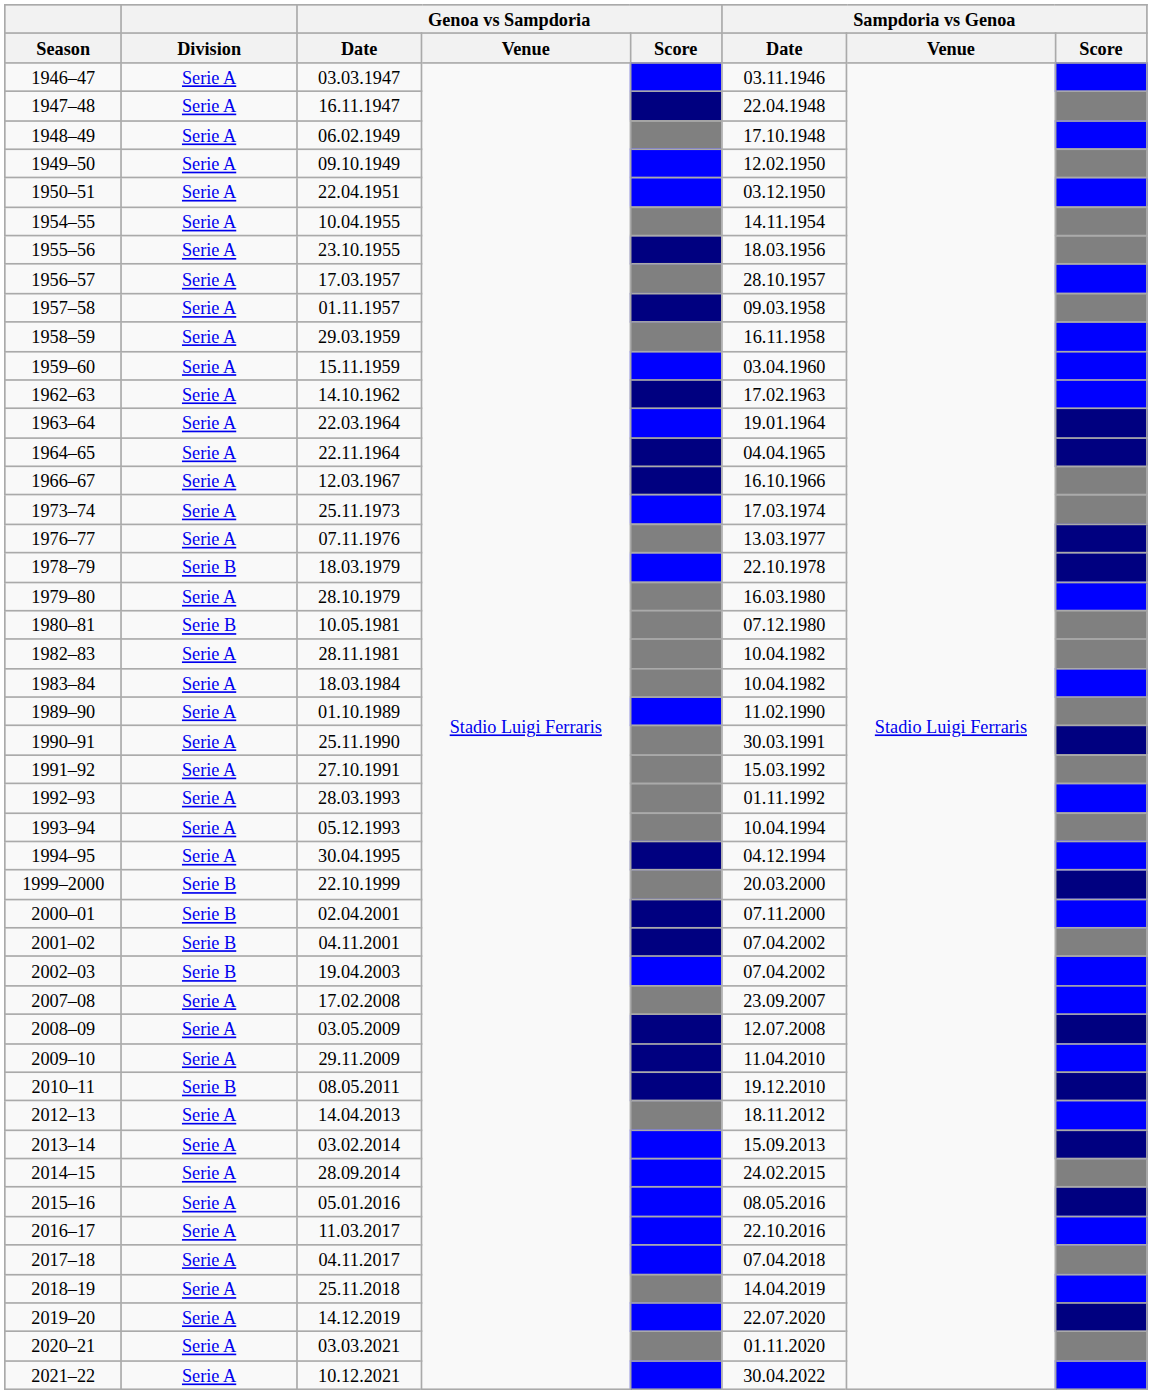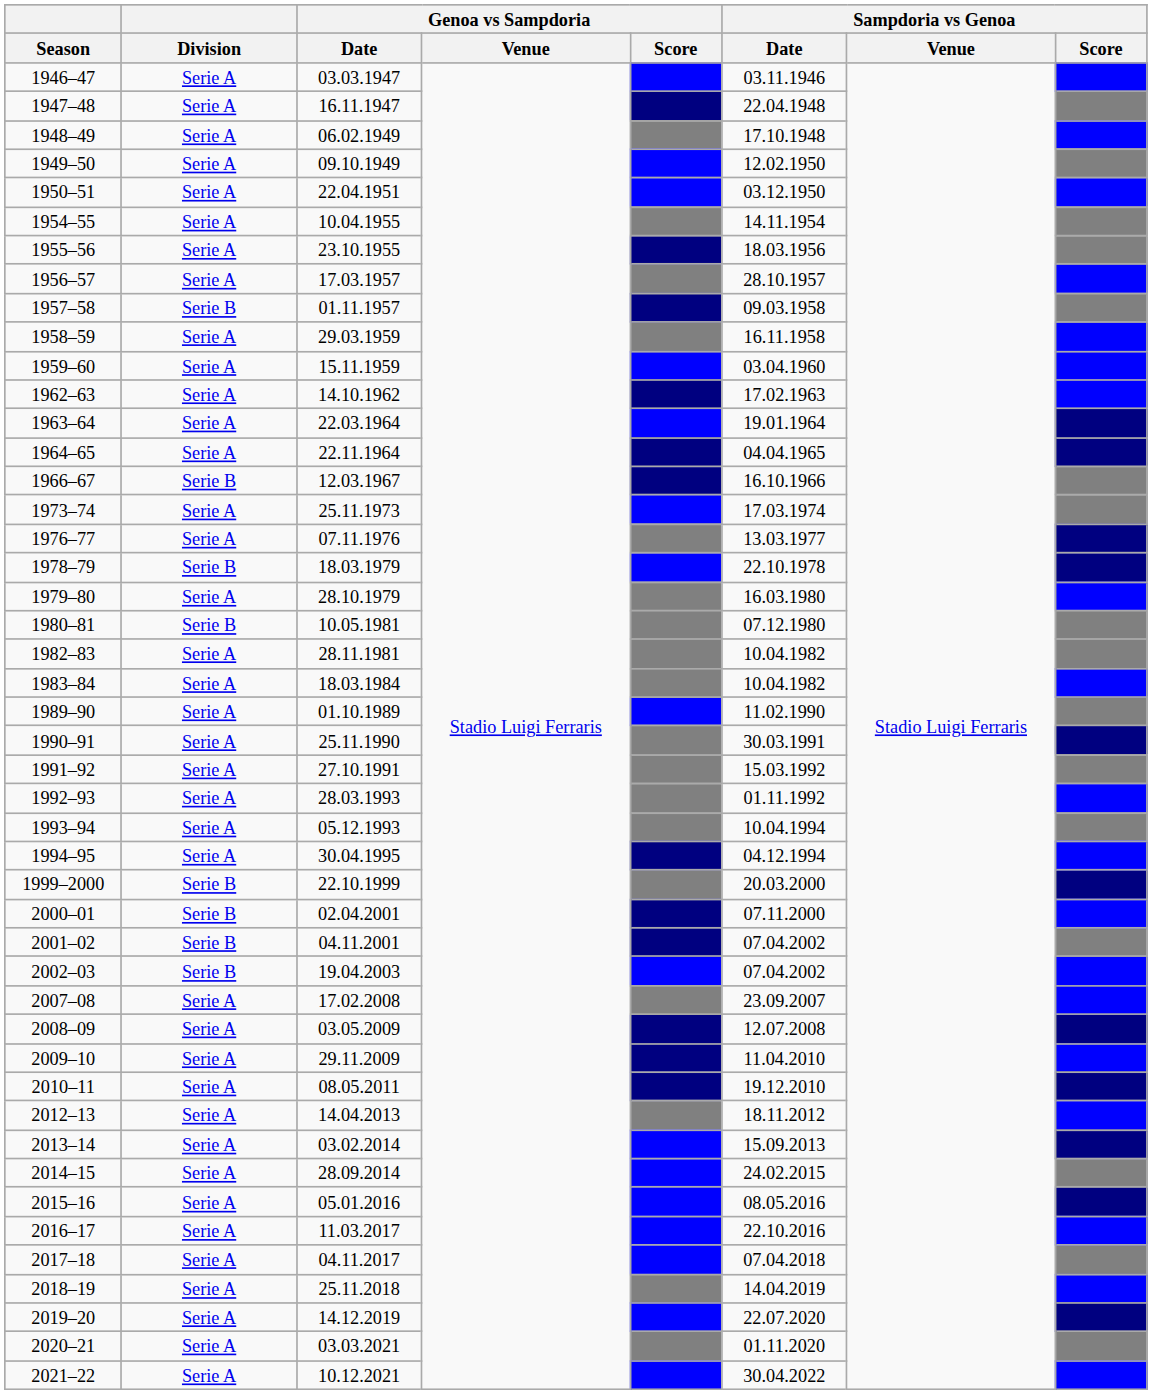(209, 308) Serie A -> (209, 308) Serie B
(209, 481) Serie A -> (209, 481) Serie B
(209, 1086) Serie B -> (209, 1086) Serie A
